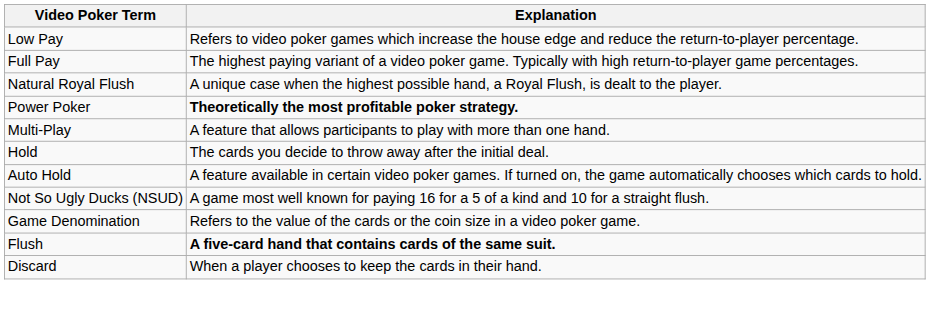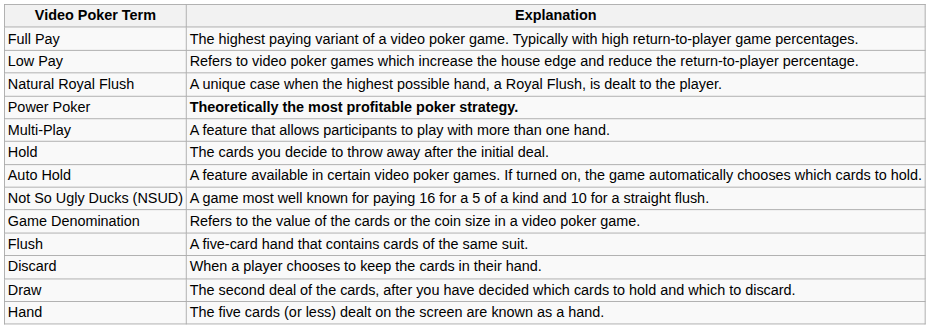rows swapped: (34, 61) <-> (35, 38)
(373, 244) bold -> (359, 244) normal
+ row: (25, 289)
+ row: (25, 312)
